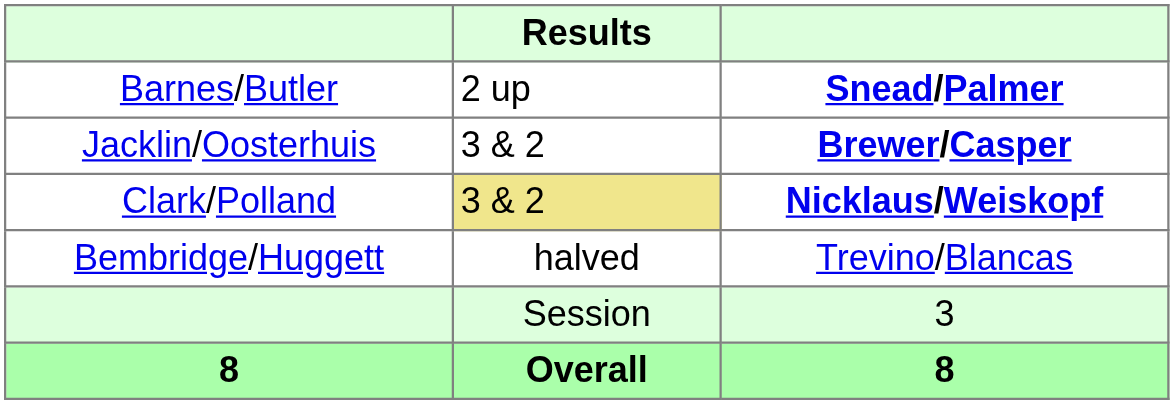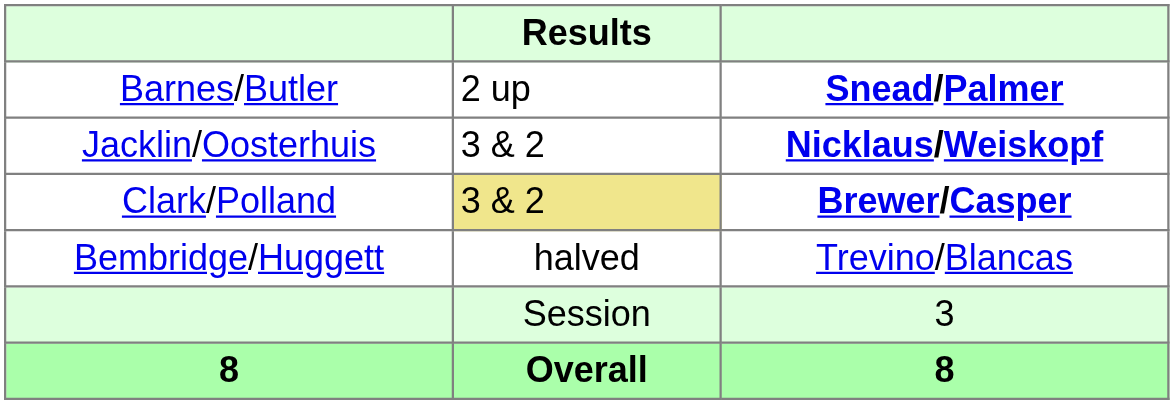(944, 145) Brewer/Casper -> (944, 145) Nicklaus/Weiskopf
(944, 201) Nicklaus/Weiskopf -> (944, 201) Brewer/Casper
